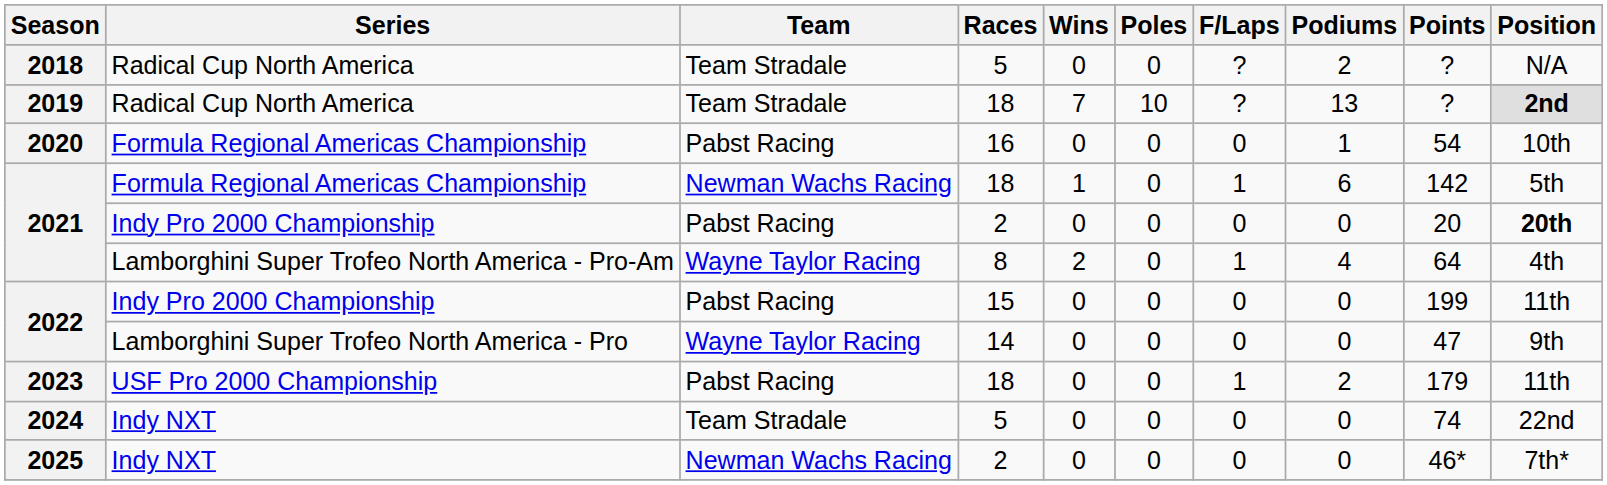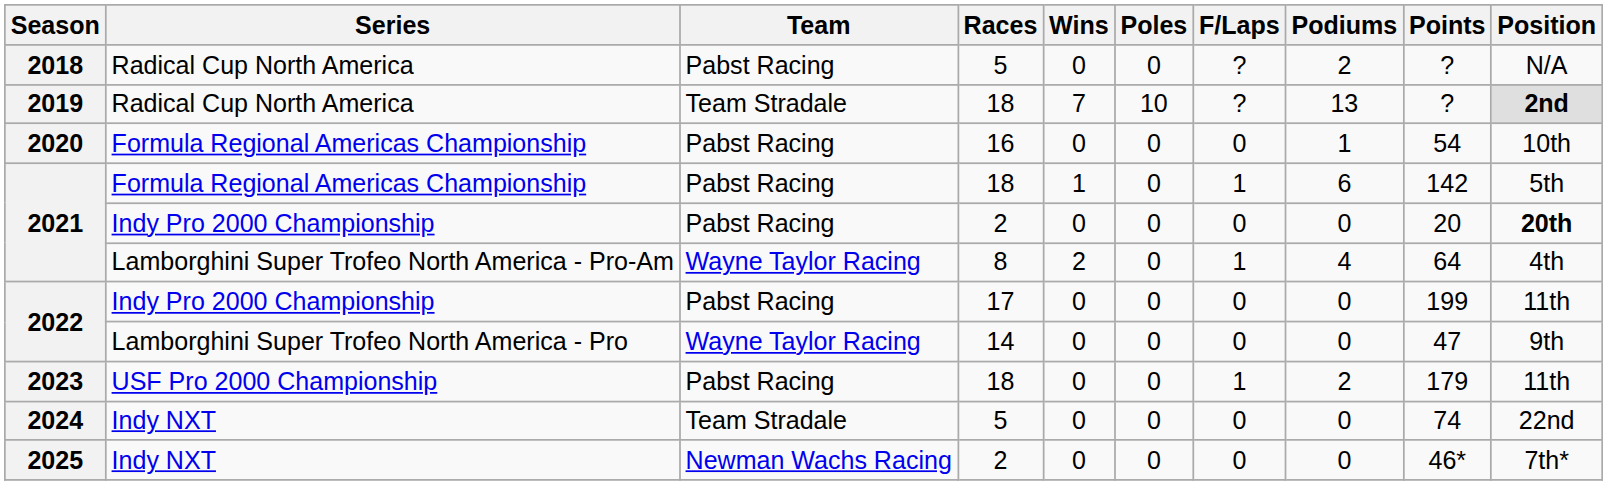(766, 65) Team Stradale -> (760, 65) Pabst Racing
(819, 183) Newman Wachs Racing -> (760, 183) Pabst Racing
(1000, 302) 15 -> (1000, 302) 17
